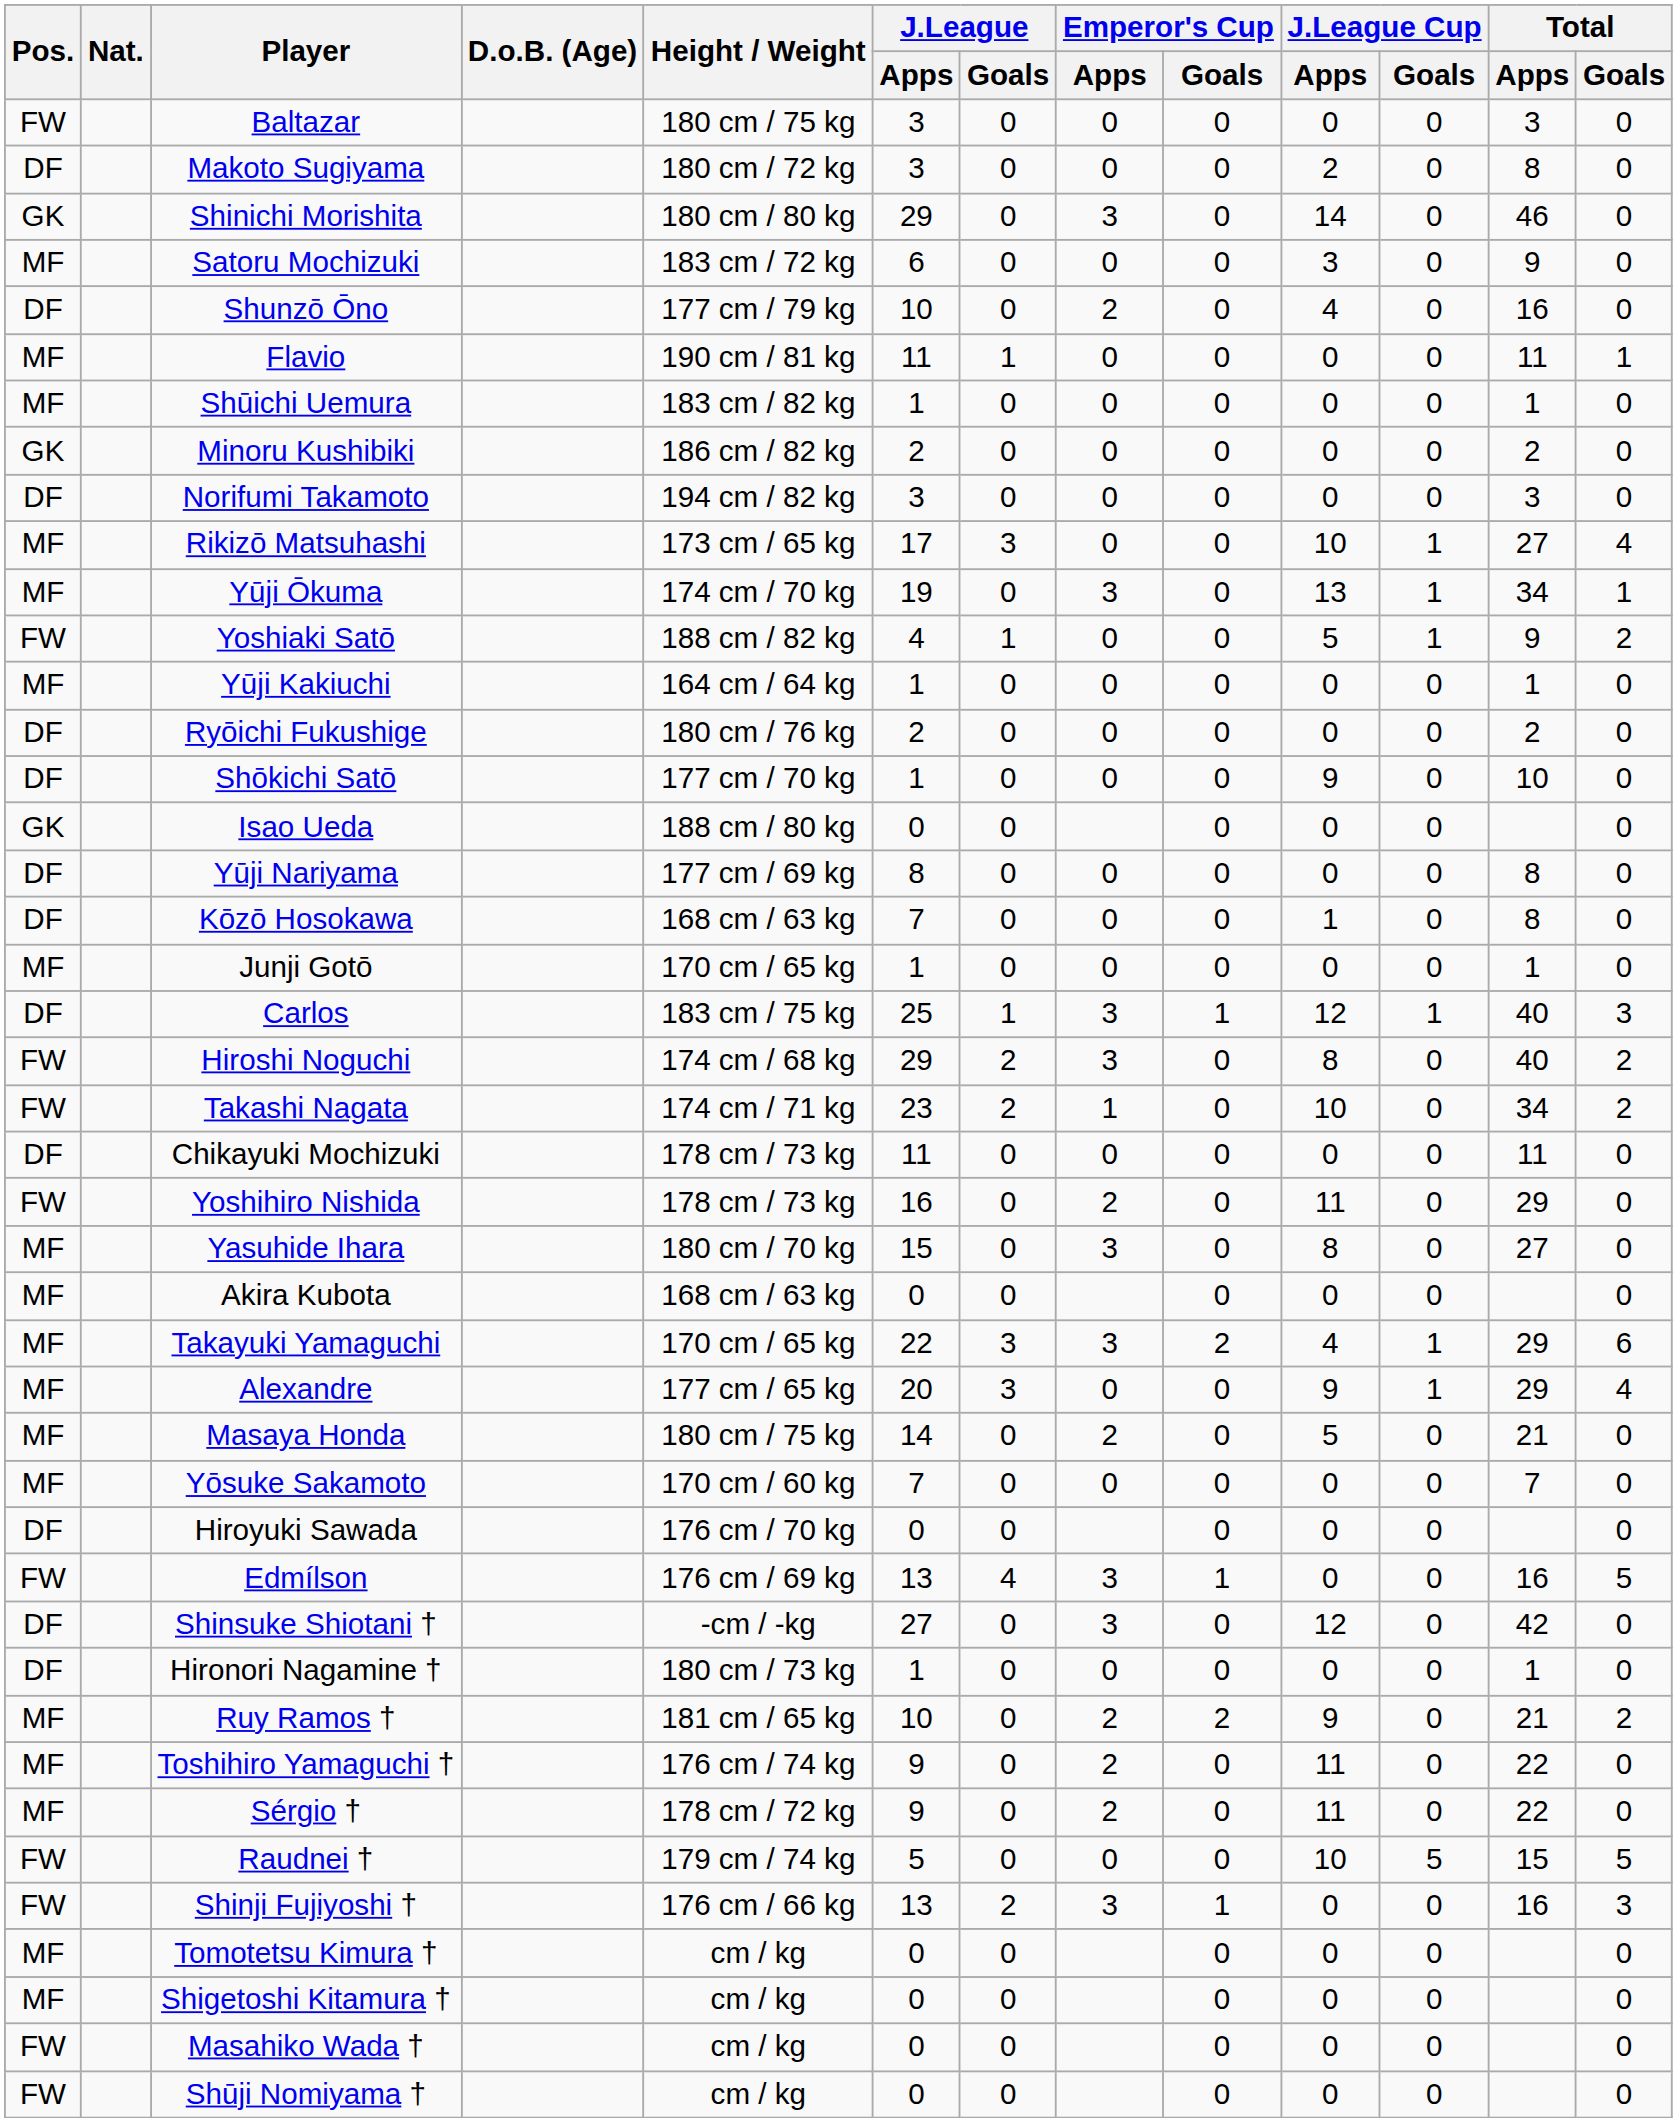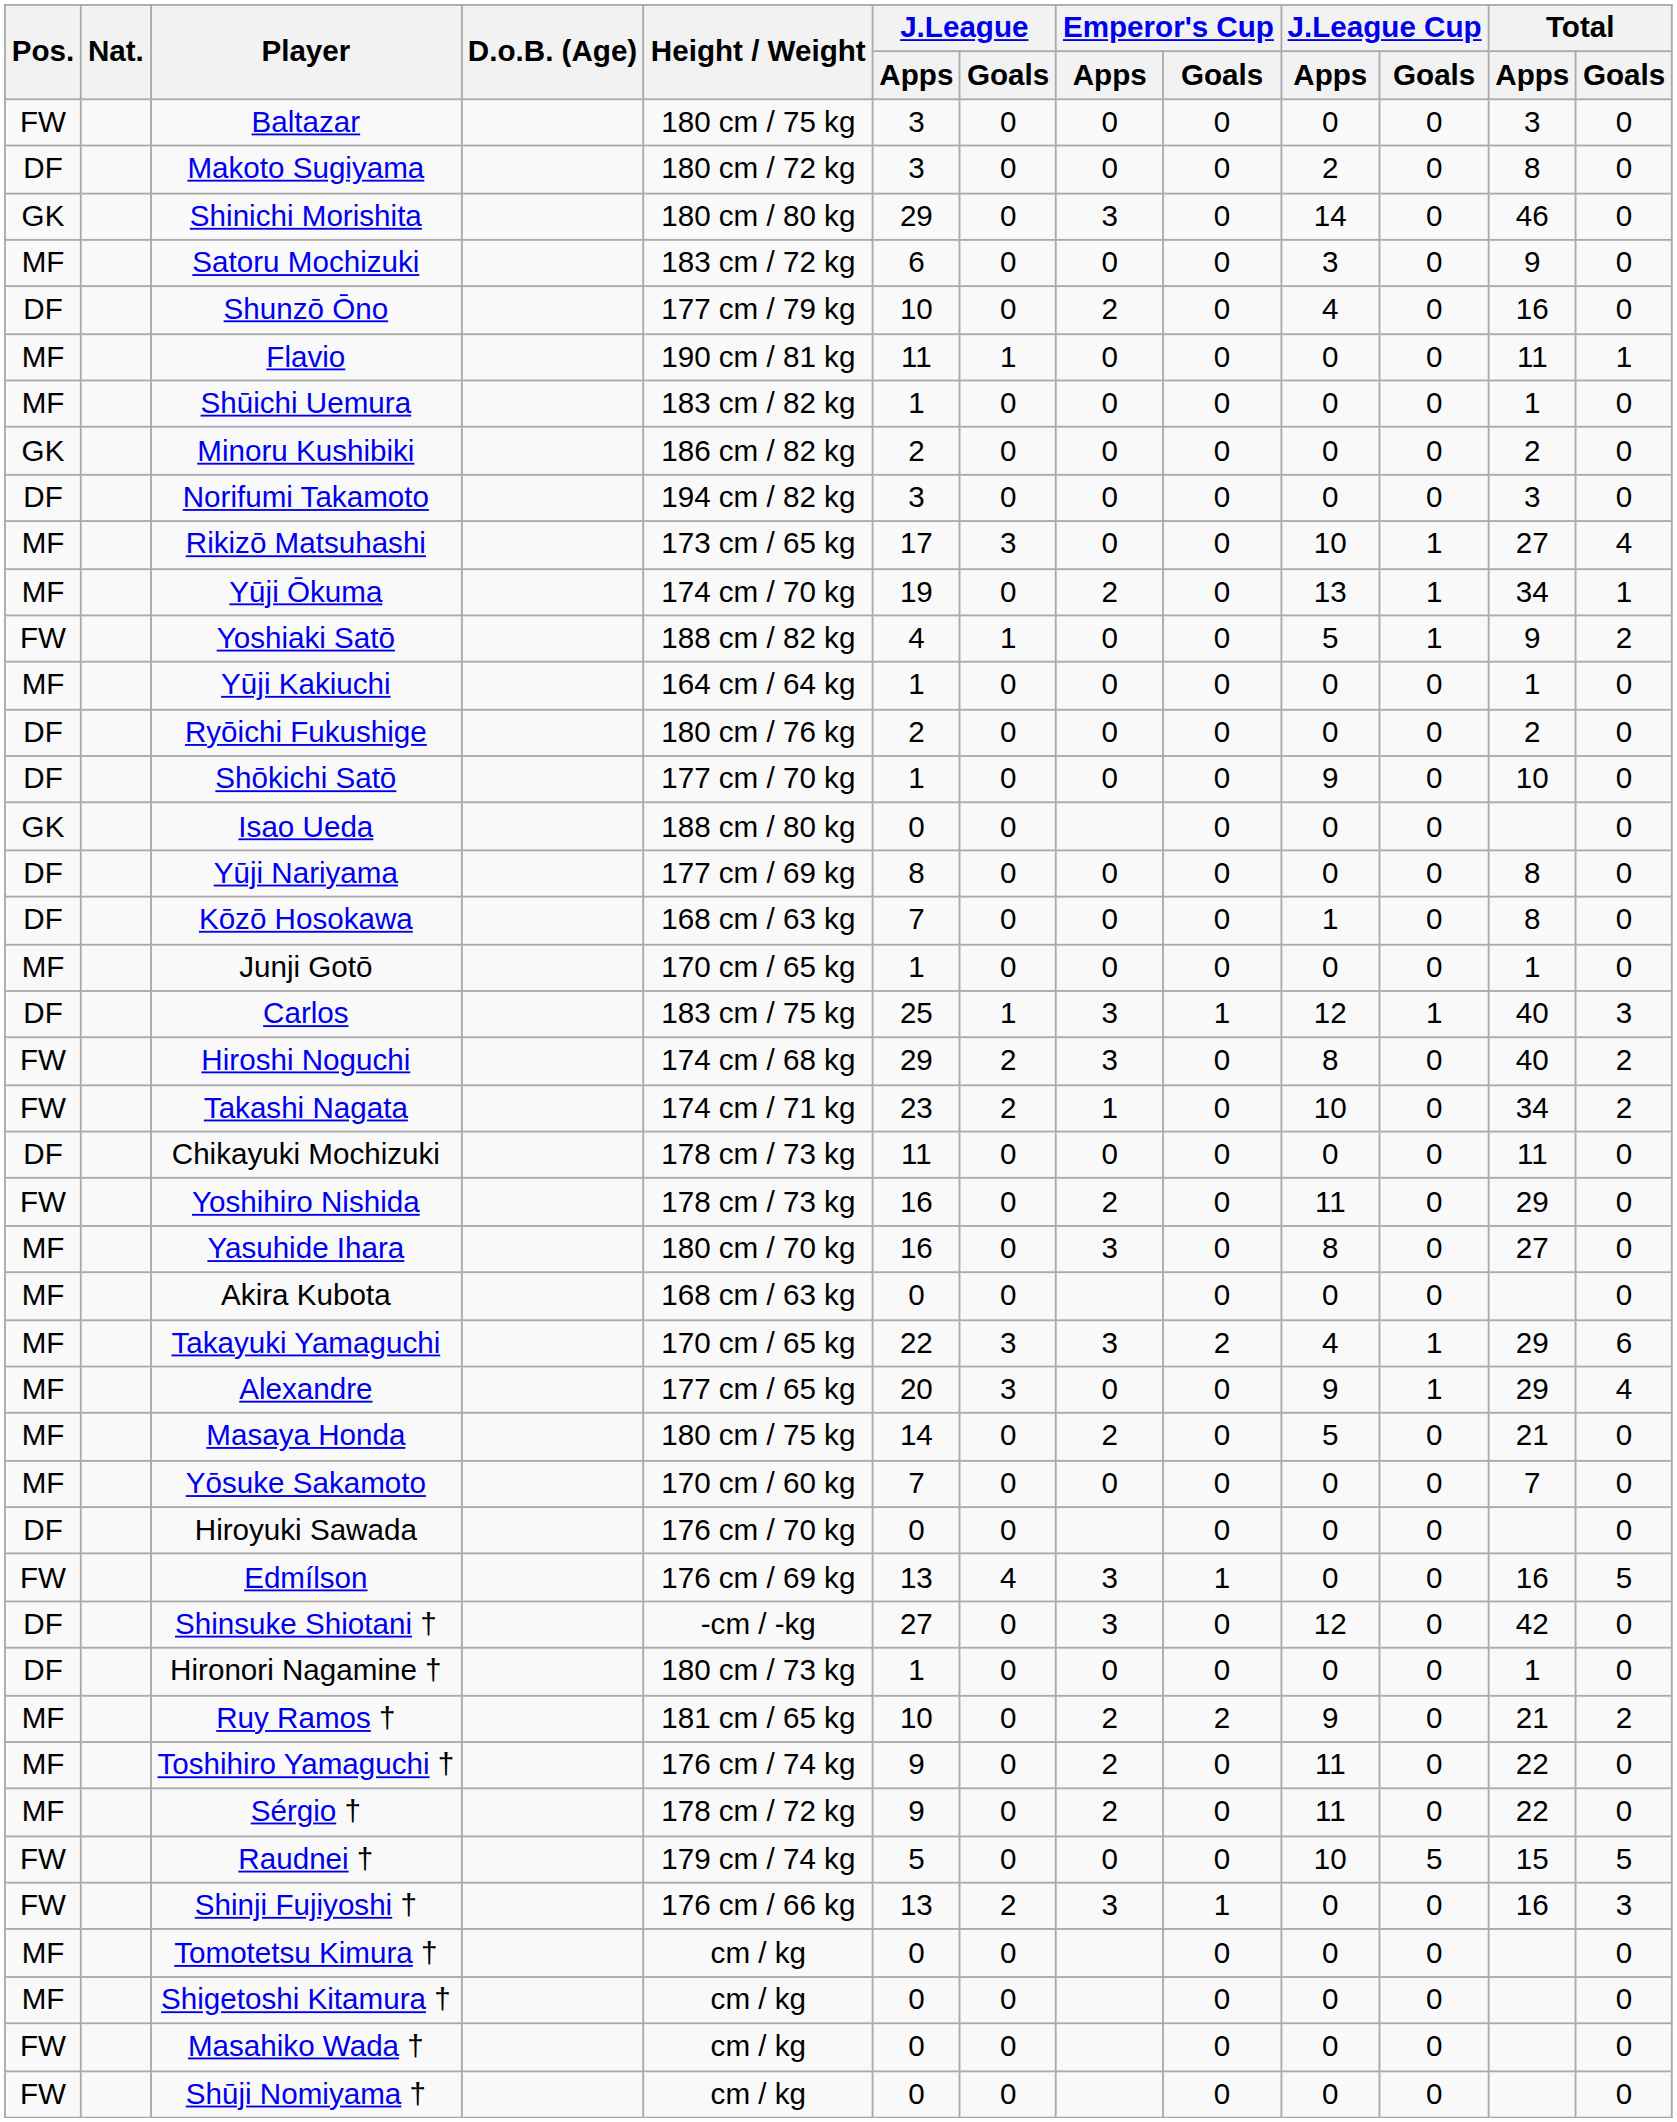(1110, 591) 3 -> (1110, 591) 2
(916, 1248) 15 -> (916, 1248) 16
